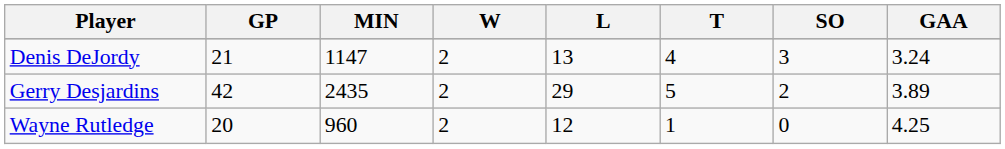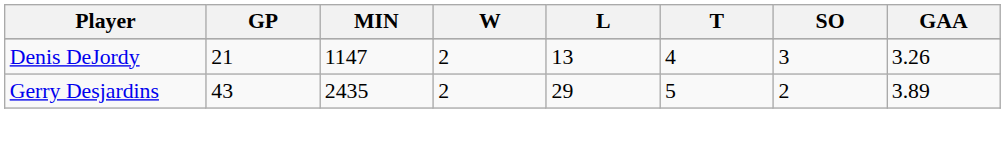(911, 56) 3.24 -> (911, 56) 3.26
(222, 90) 42 -> (222, 90) 43
- row: (82, 125)
